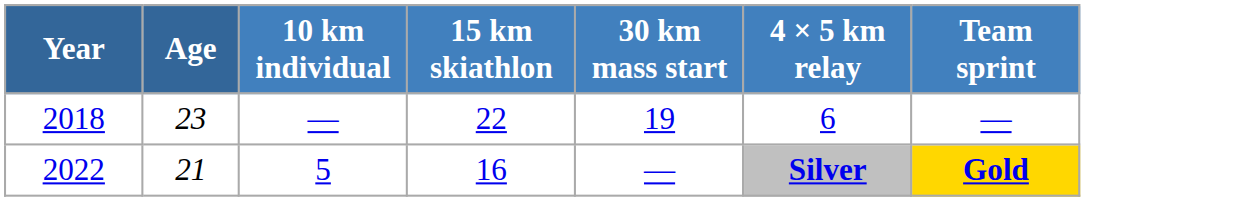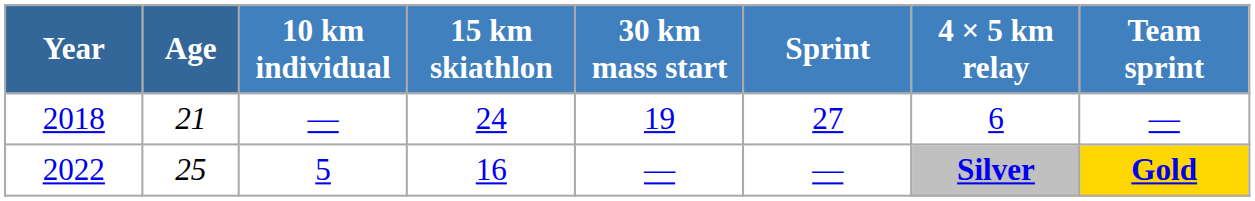+ column: (828, 48)
(191, 118) 23 -> (191, 118) 21
(491, 118) 22 -> (491, 118) 24
(191, 170) 21 -> (191, 170) 25
